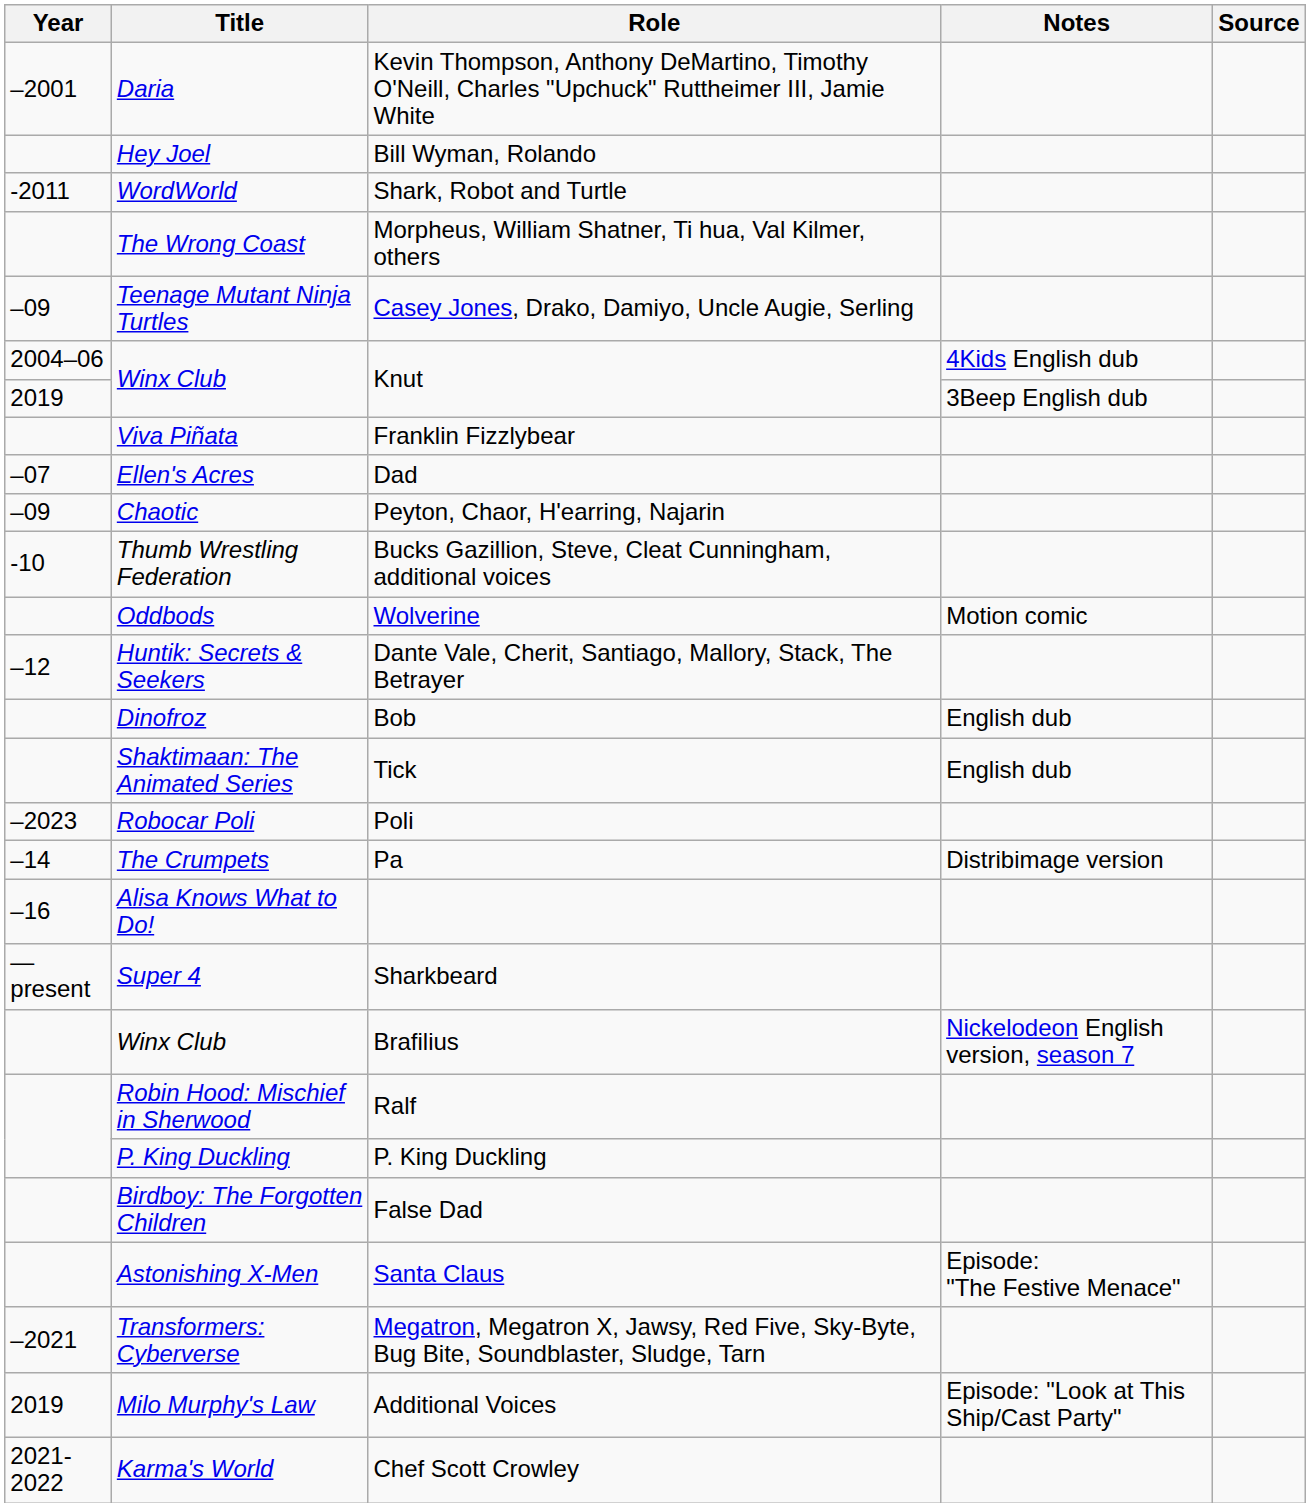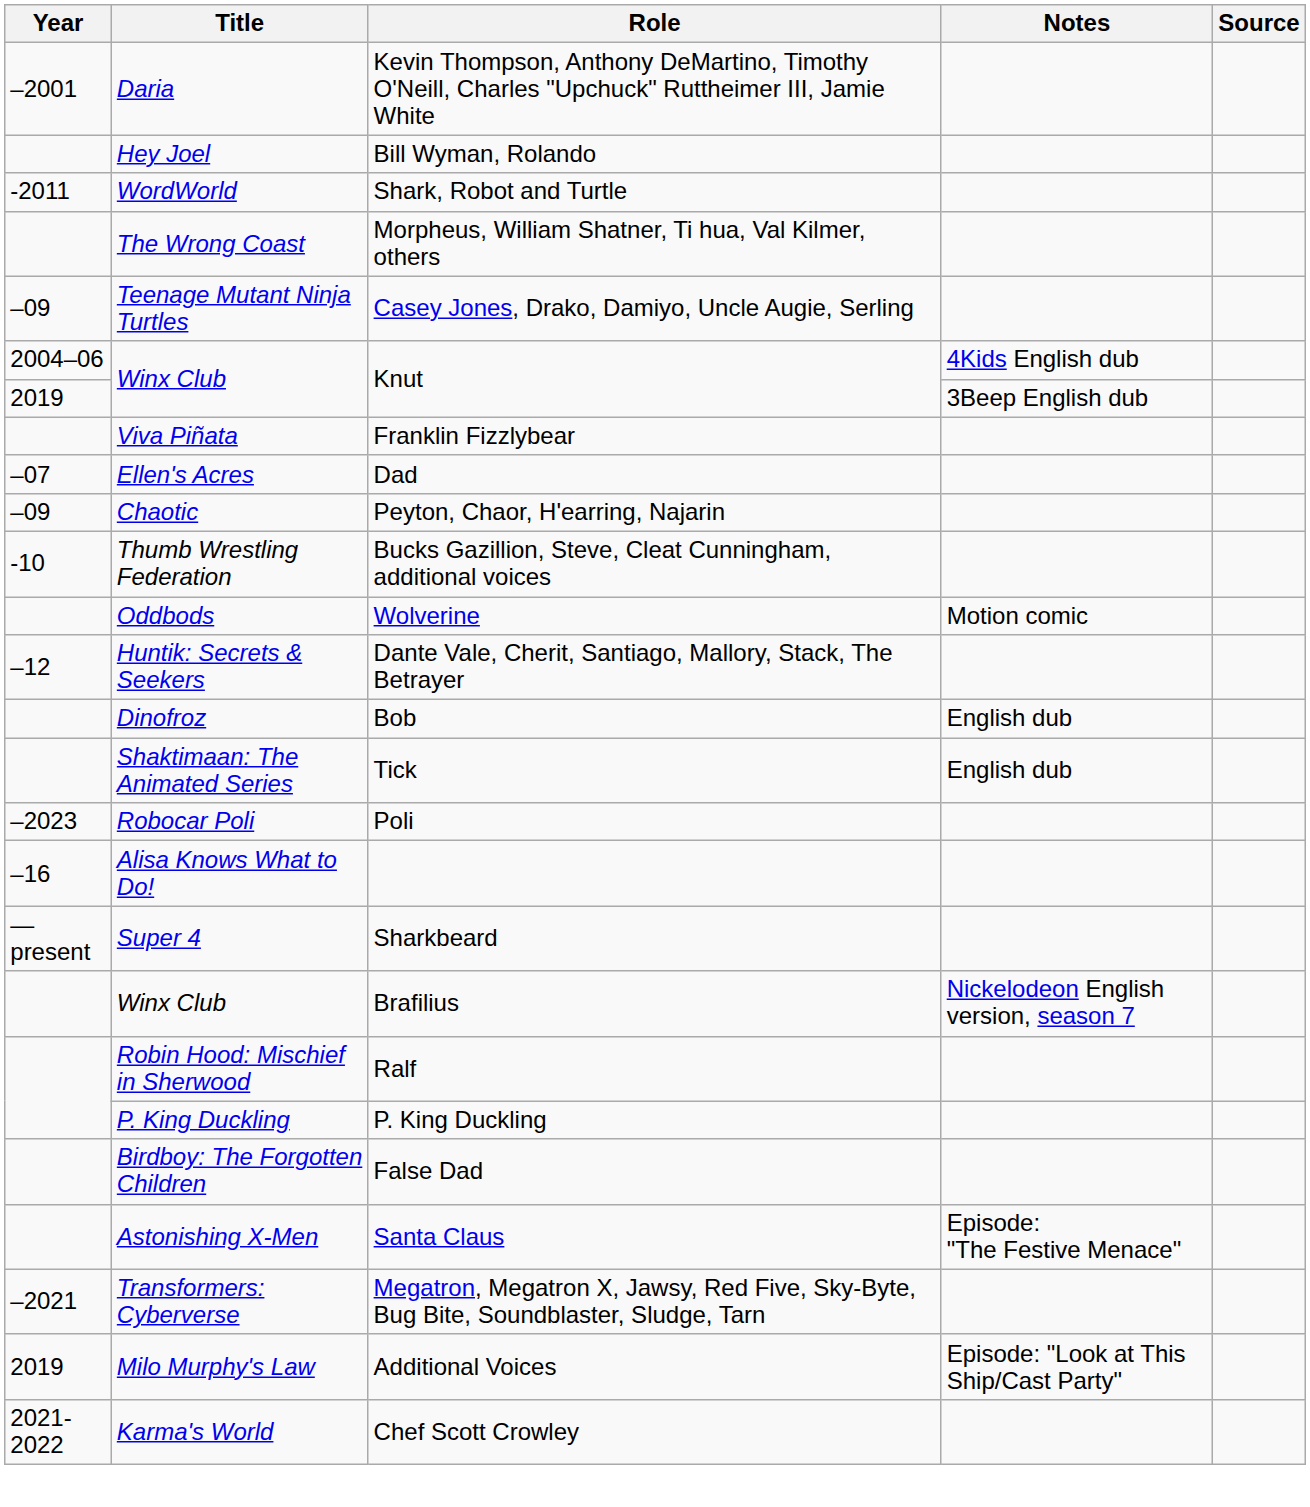- row: (30, 859)
